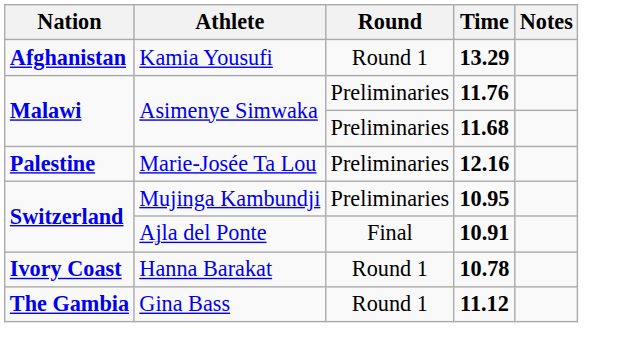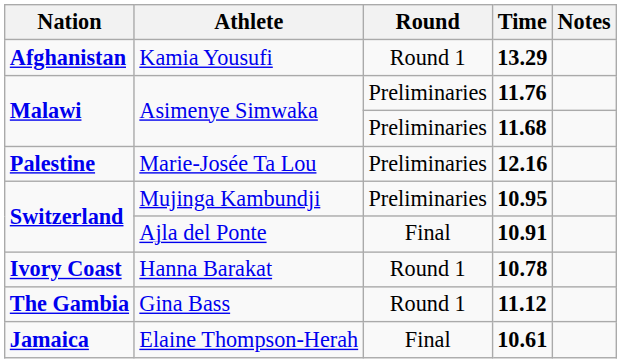+ row: (522, 339)
